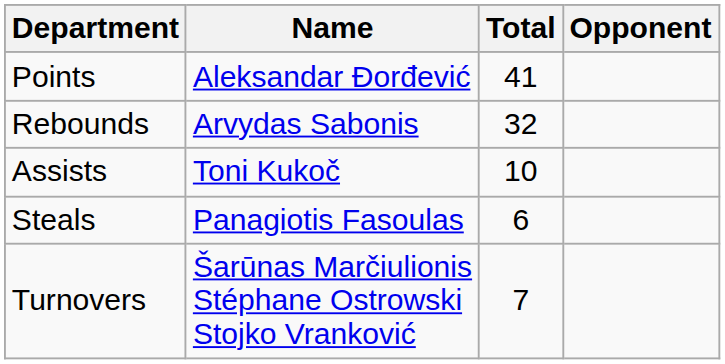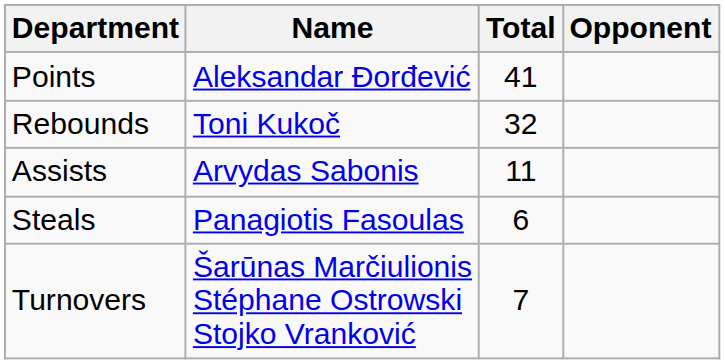(306, 123) Arvydas Sabonis -> (266, 123) Toni Kukoč
(266, 171) Toni Kukoč -> (306, 171) Arvydas Sabonis
(521, 171) 10 -> (521, 171) 11
